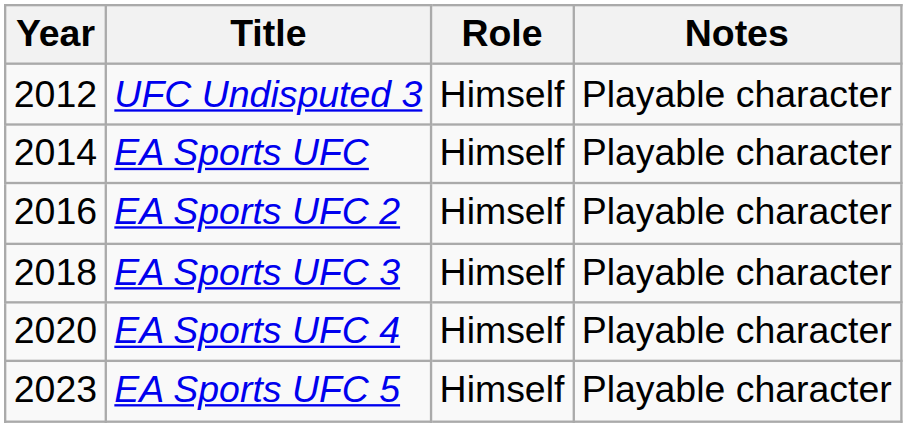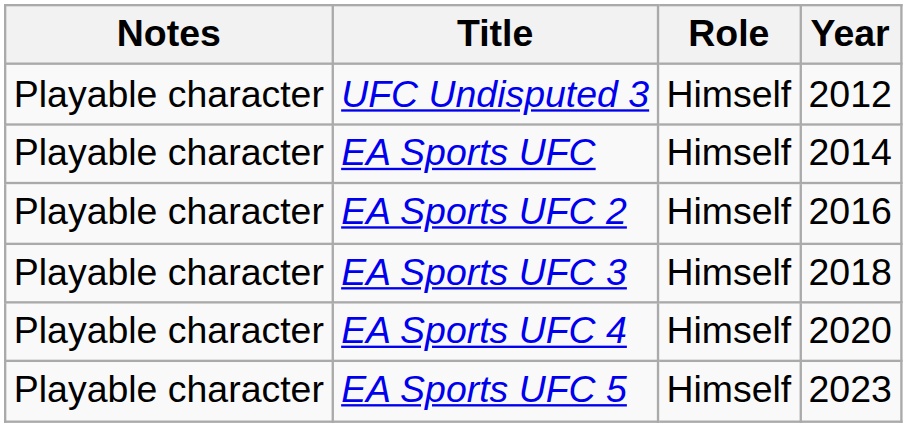columns swapped: (55, 34) <-> (737, 34)
